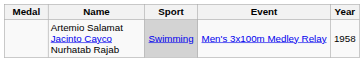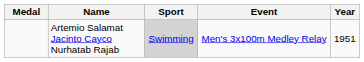(345, 38) 1958 -> (345, 38) 1951
